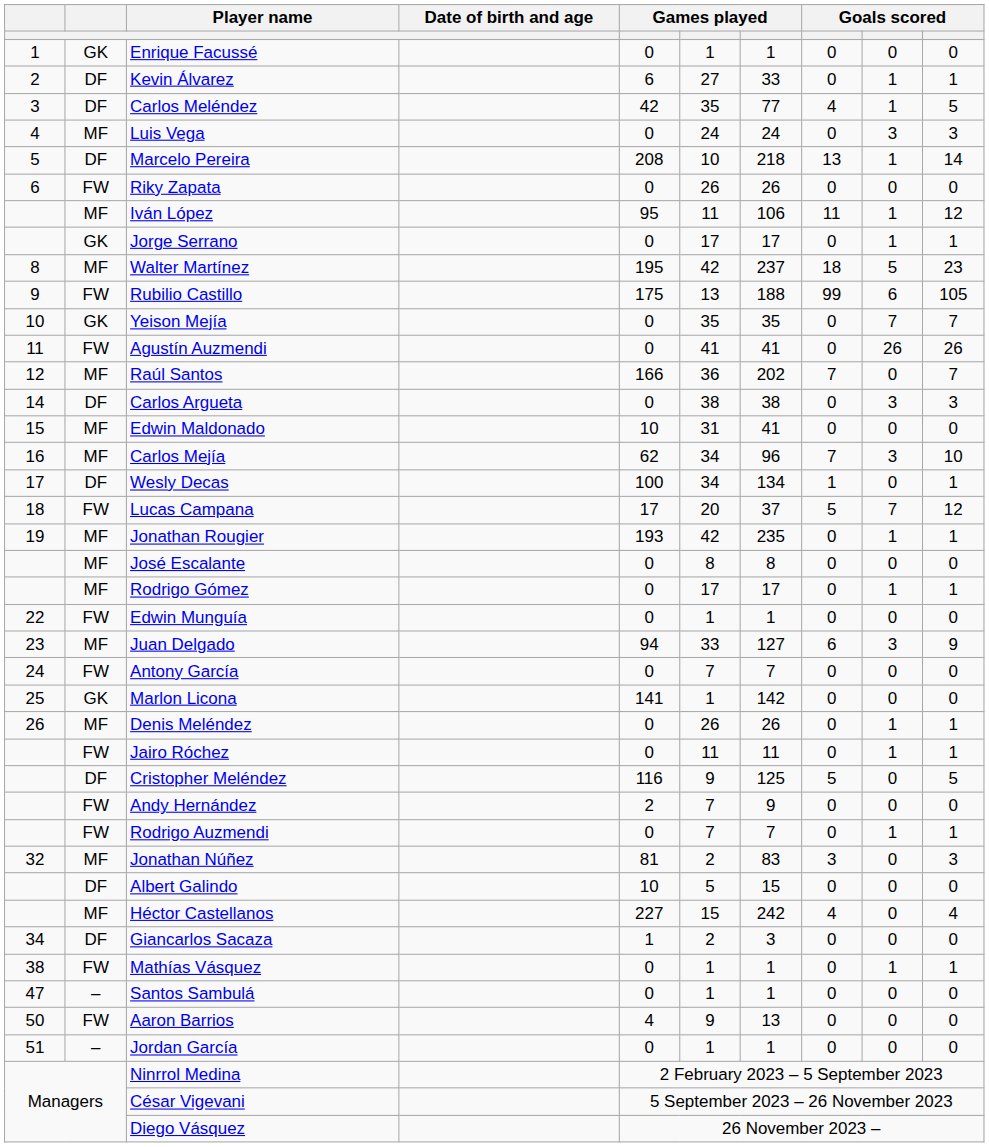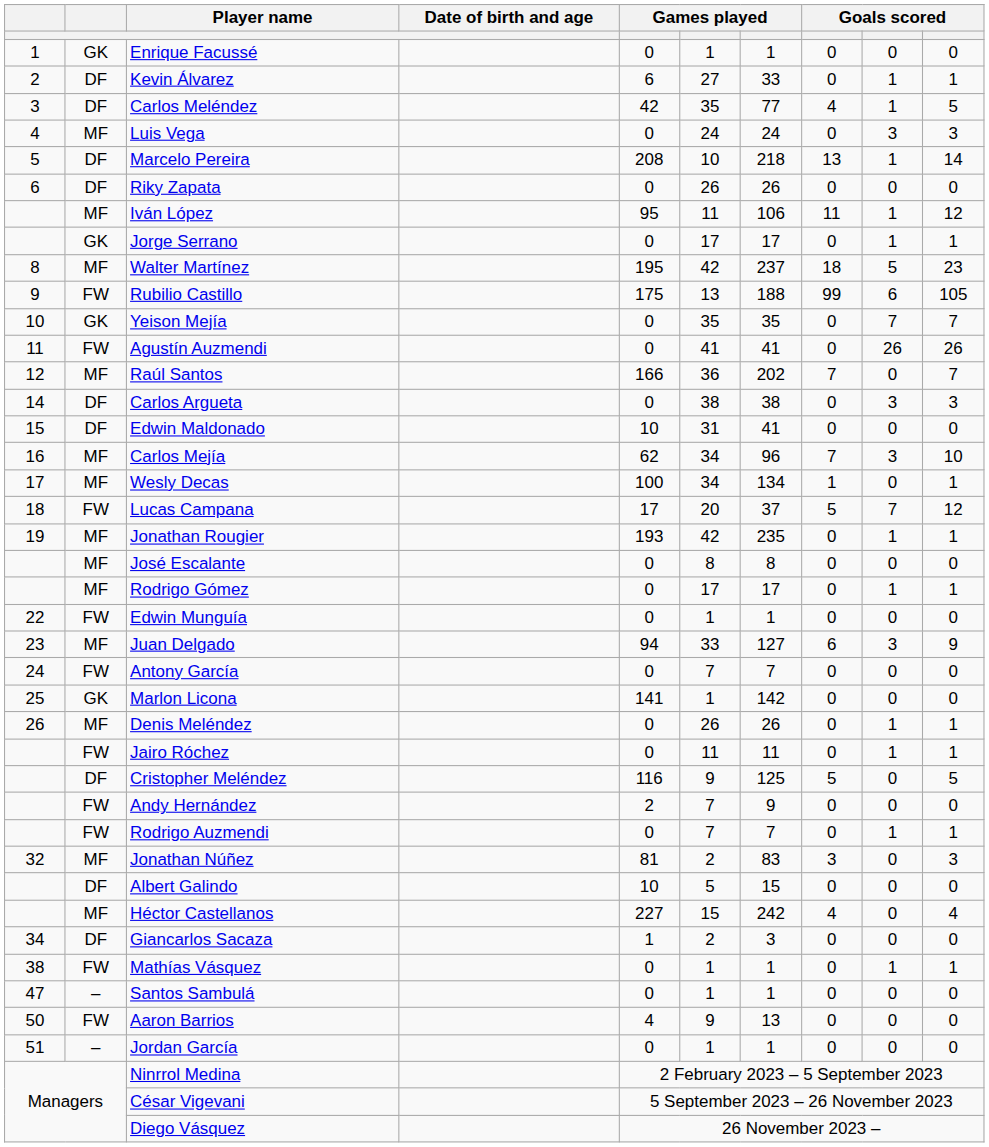(96, 187) FW -> (96, 187) DF
(96, 429) MF -> (96, 429) DF
(96, 483) DF -> (96, 483) MF
